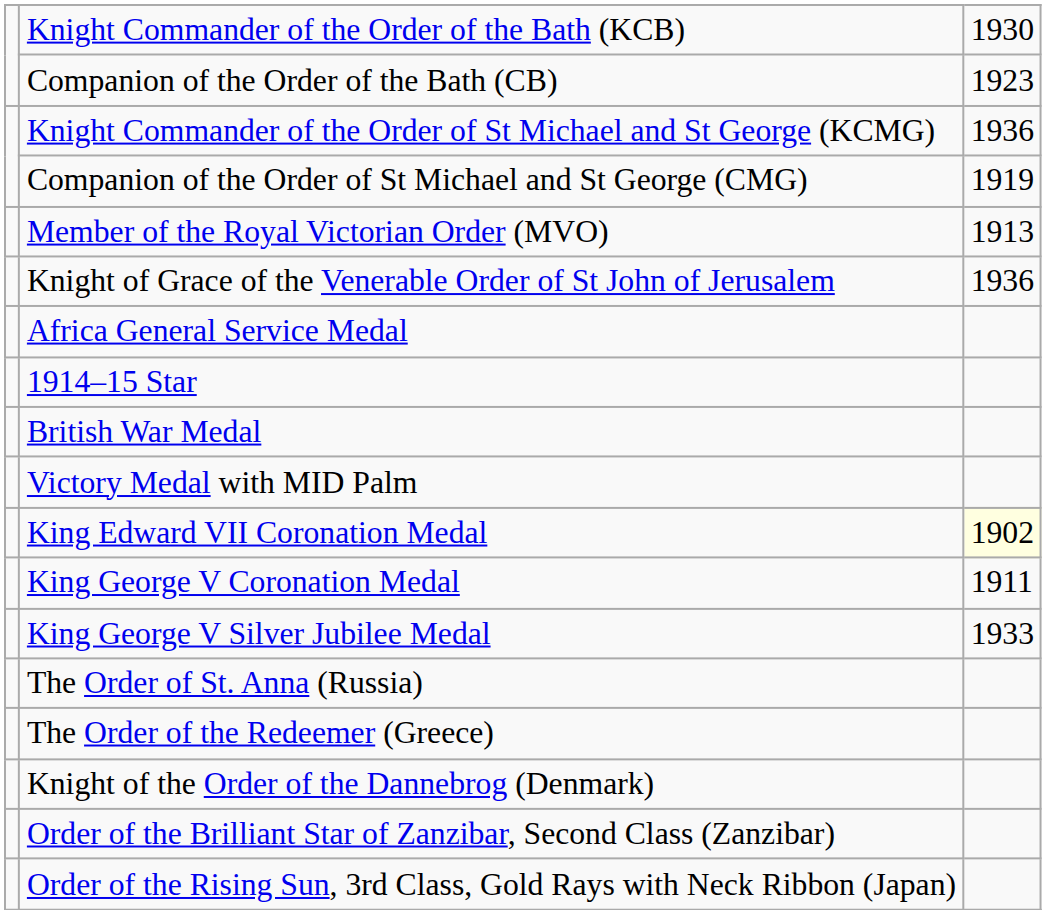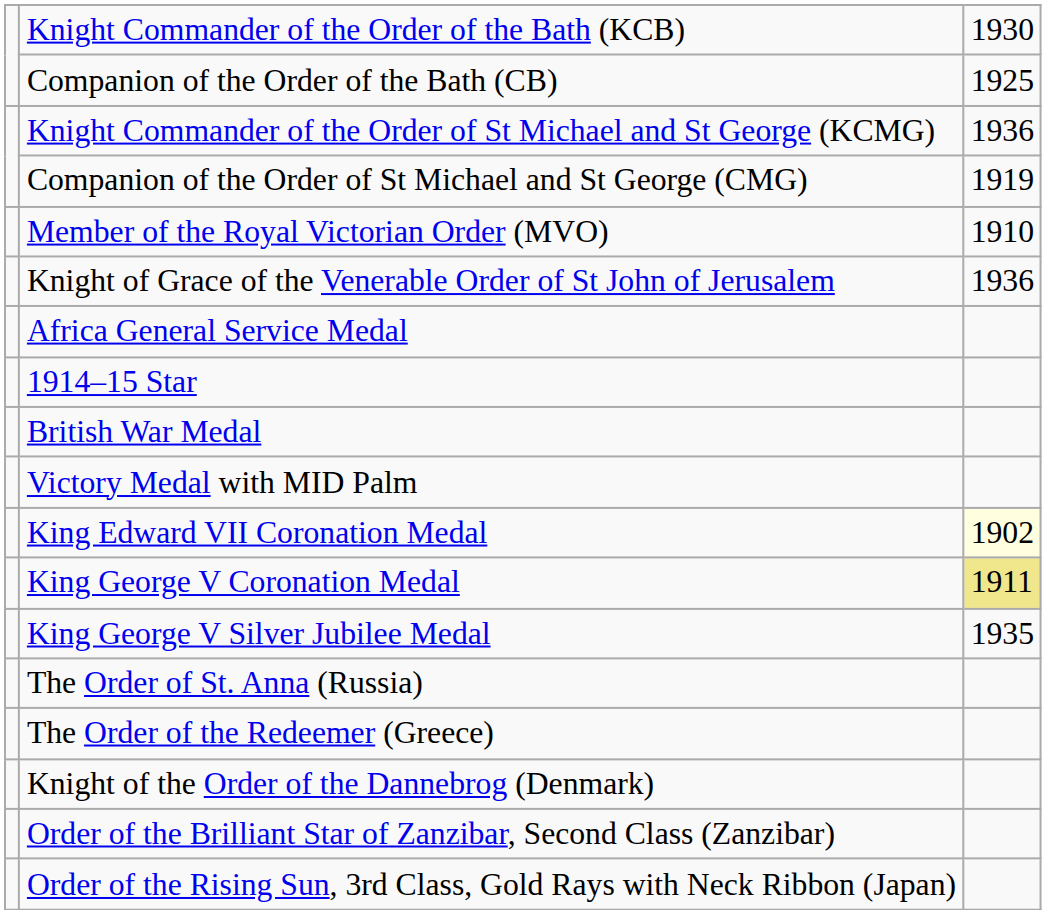(1002, 79) 1923 -> (1002, 79) 1925
(1002, 230) 1913 -> (1002, 230) 1910
(1002, 582) no background -> (1002, 582) khaki background
(1002, 632) 1933 -> (1002, 632) 1935
